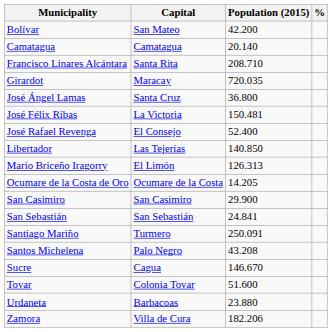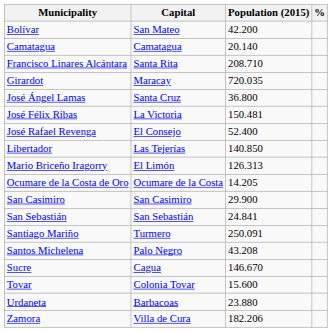(243, 285) 51.600 -> (243, 285) 15.600
